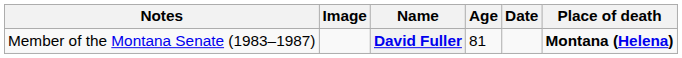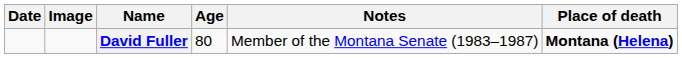columns swapped: (522, 16) <-> (162, 16)
(478, 41) 81 -> (203, 41) 80
